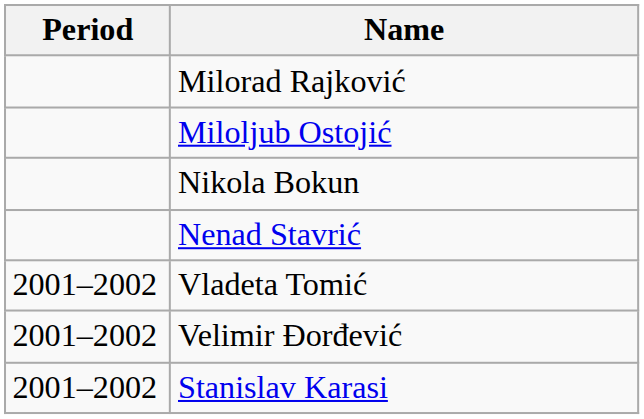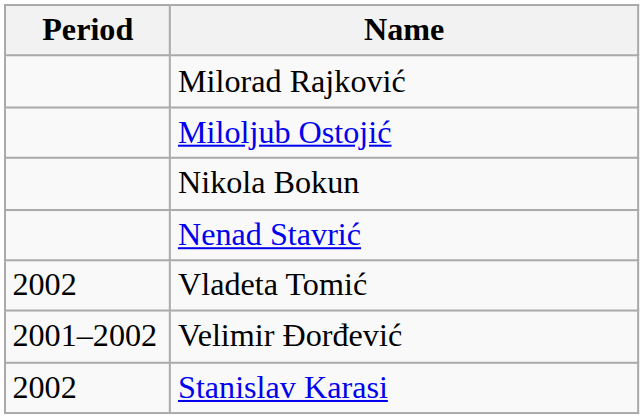(85, 285) 2001–2002 -> (45, 285) 2002
(85, 387) 2001–2002 -> (45, 387) 2002
